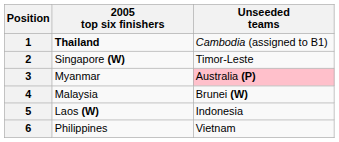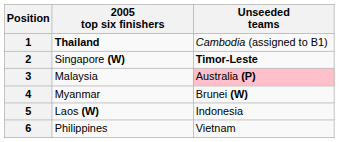(225, 59) normal -> (227, 59) bold
(77, 77) Myanmar -> (76, 77) Malaysia
(76, 94) Malaysia -> (77, 94) Myanmar
